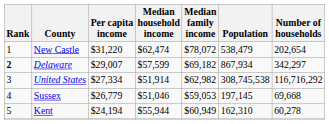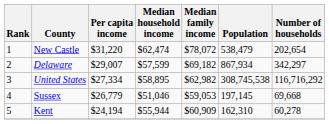(9, 65) bold -> (9, 65) normal
(153, 80) $51,914 -> (153, 80) $58,895
(200, 111) $60,949 -> (200, 111) $60,909
